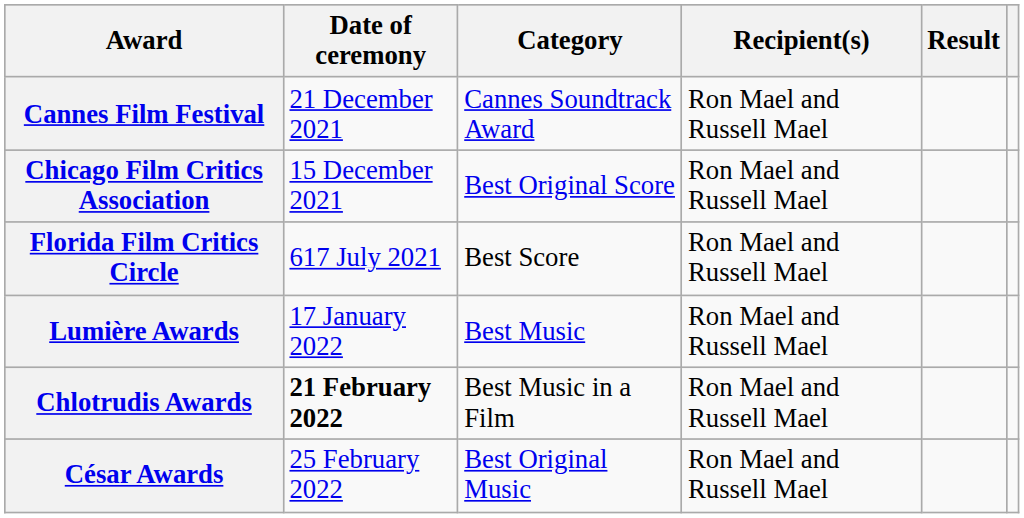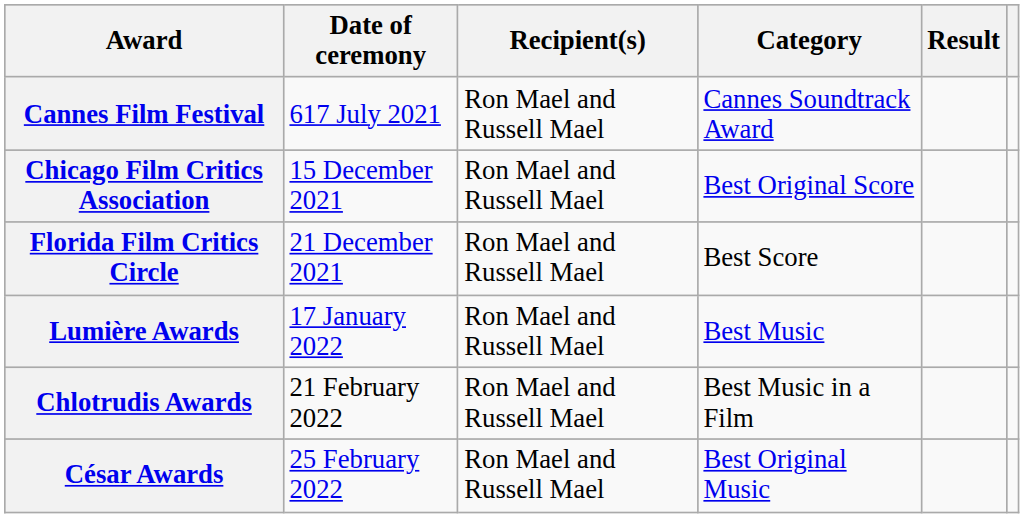columns swapped: (570, 40) <-> (801, 40)
(361, 113) 21 December 2021 -> (365, 113) 617 July 2021
(365, 258) 617 July 2021 -> (361, 258) 21 December 2021
(360, 402) bold -> (354, 402) normal
